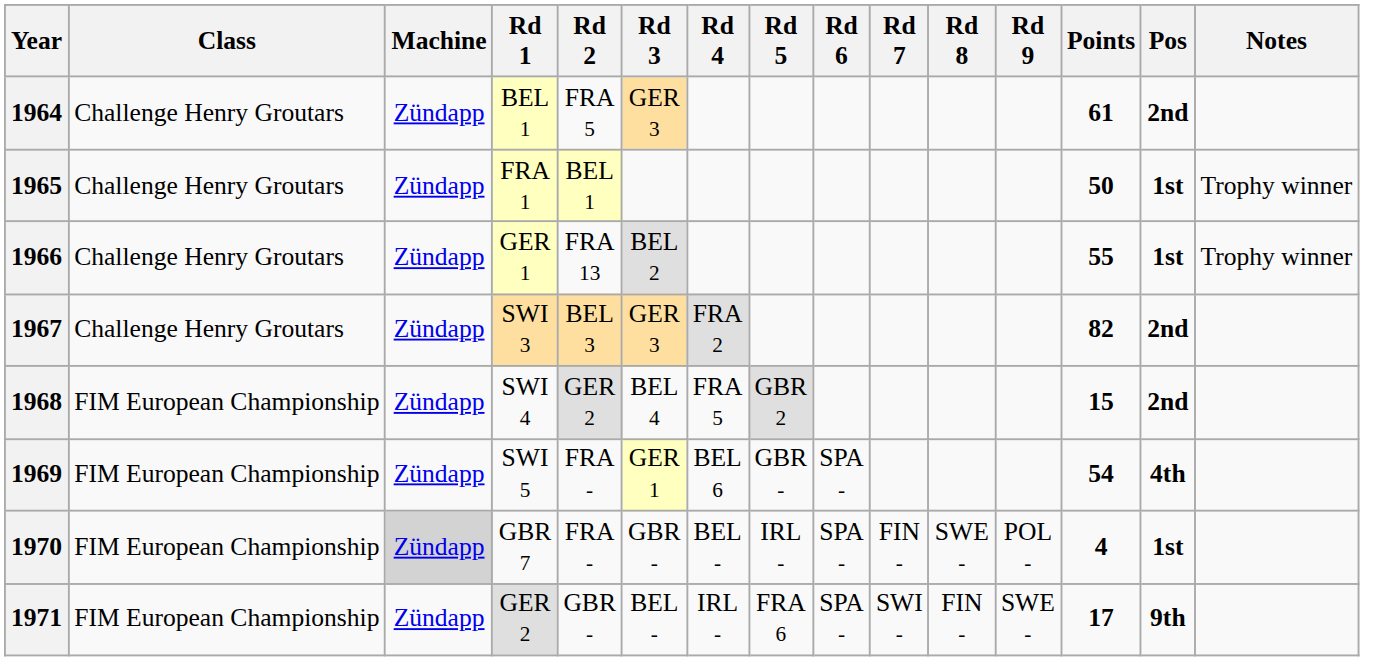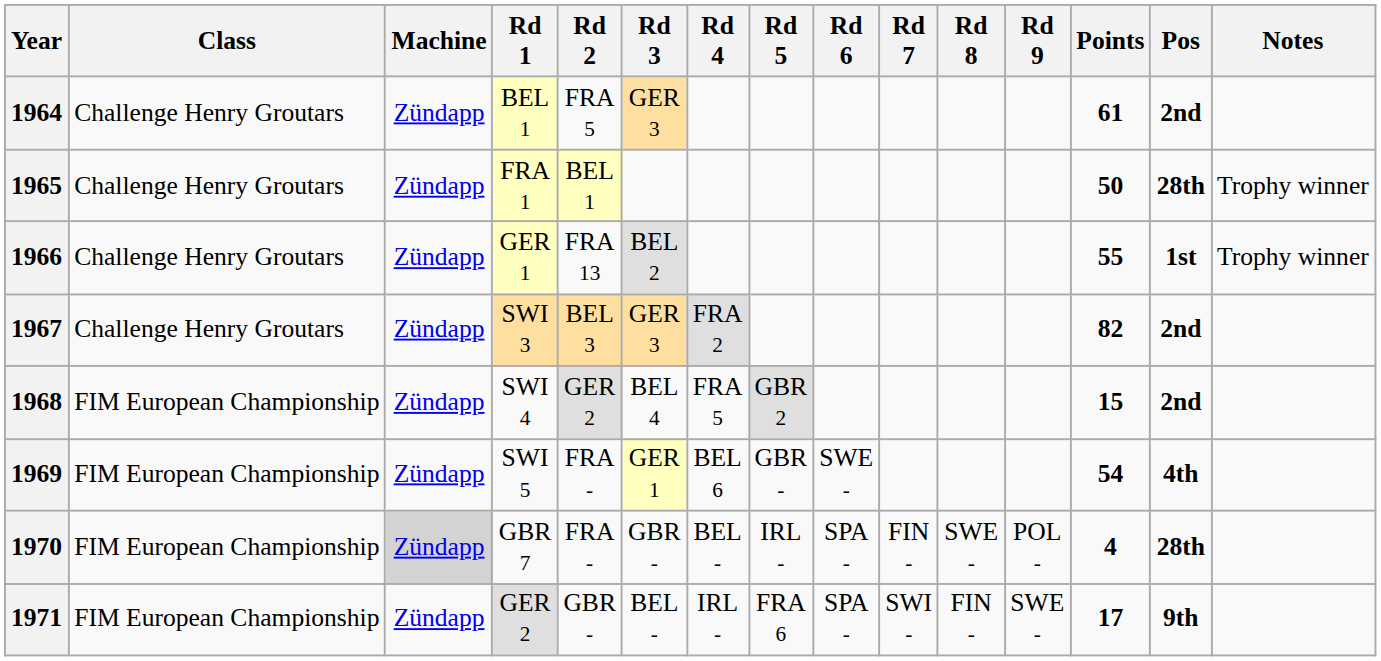(1168, 184) 1st -> (1181, 184) 28th
(841, 472) SPA - -> (846, 472) SWE -
(1168, 546) 1st -> (1181, 546) 28th
